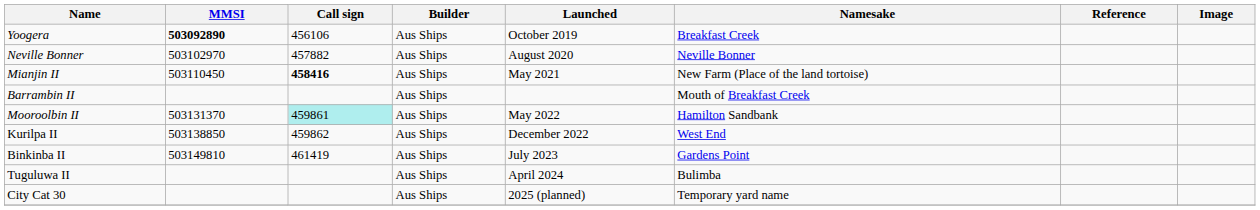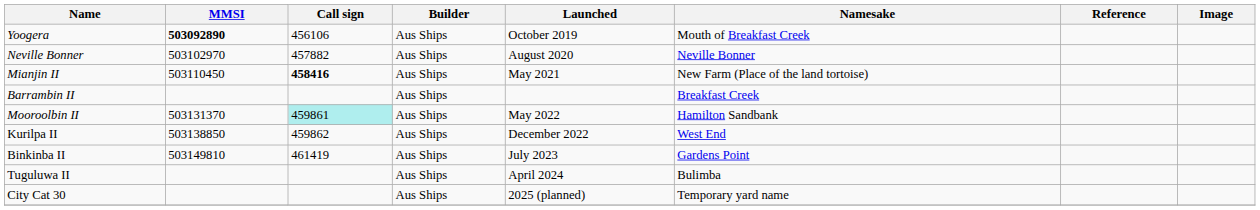(718, 34) Breakfast Creek -> (744, 34) Mouth of Breakfast Creek
(744, 94) Mouth of Breakfast Creek -> (718, 94) Breakfast Creek
